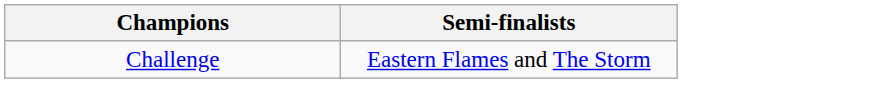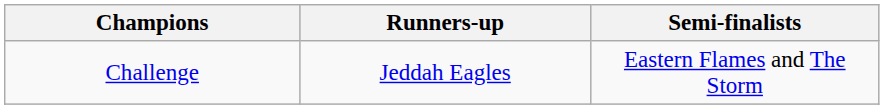+ column: (445, 22)
